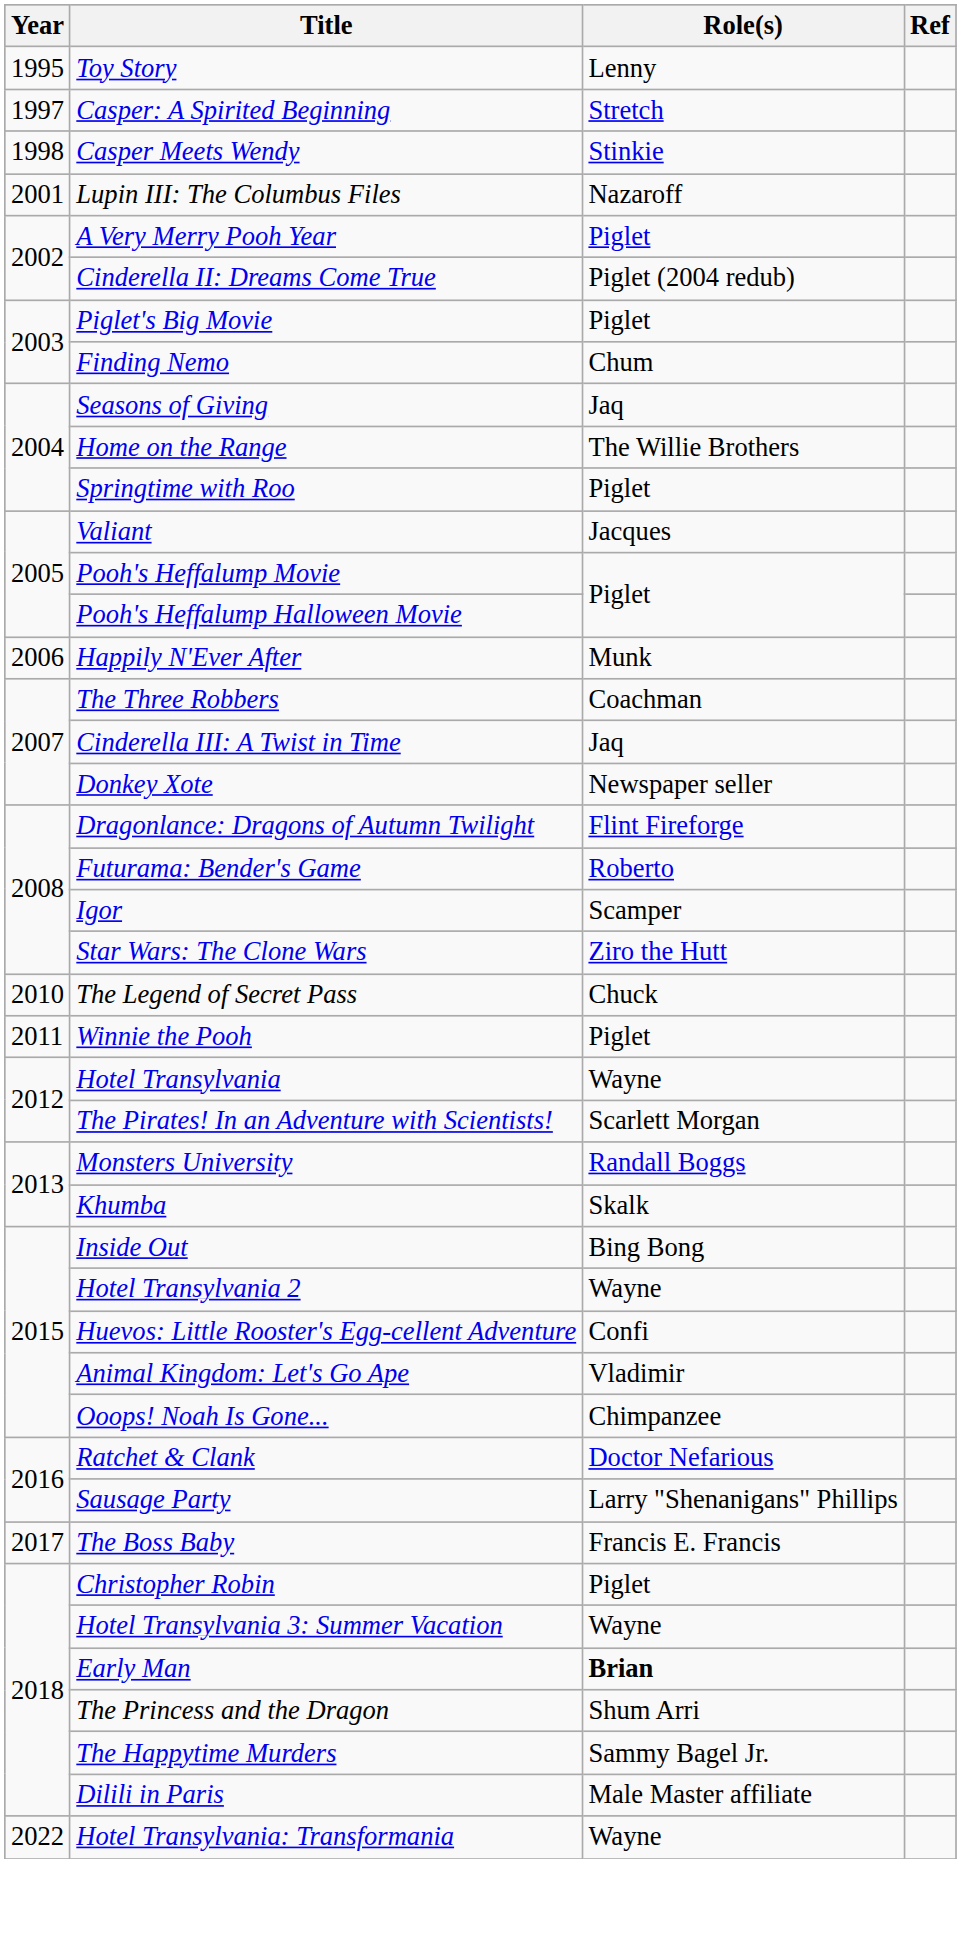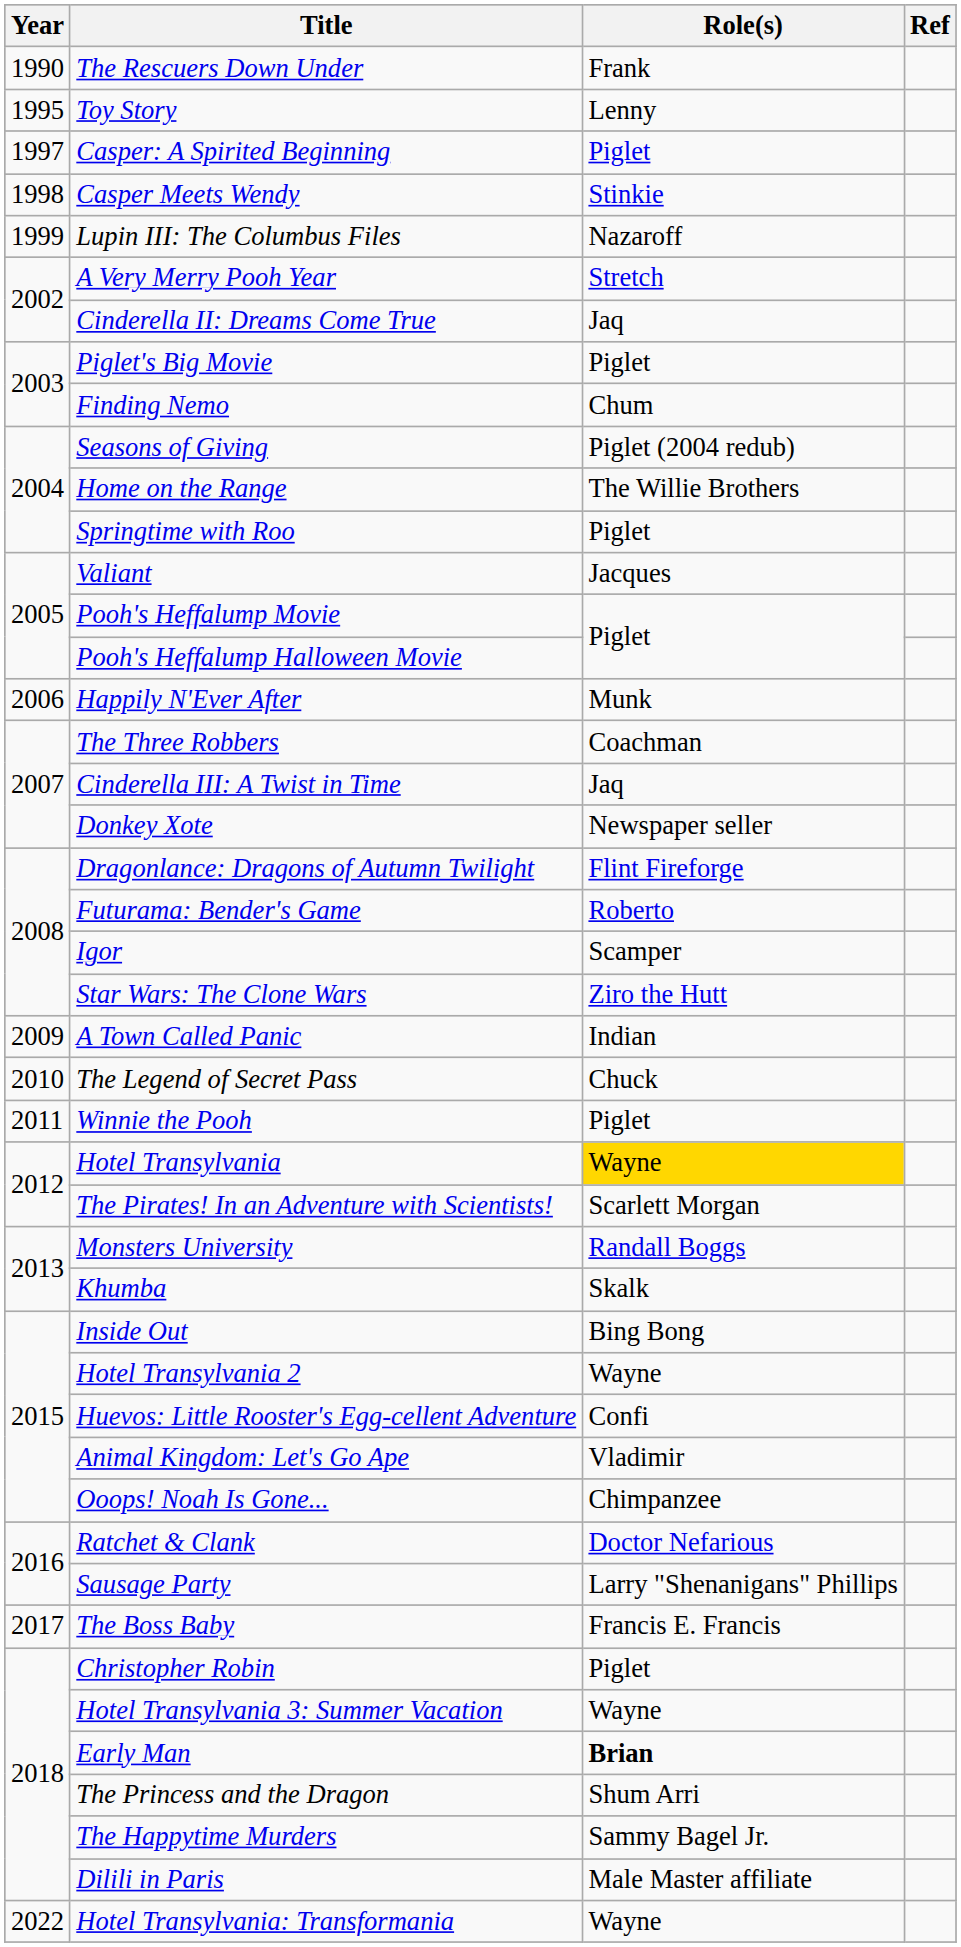+ row: (220, 67)
(626, 109) Stretch -> (619, 151) Piglet
(38, 194) 2001 -> (38, 236) 1999
(619, 236) Piglet -> (626, 278) Stretch
(692, 278) Piglet (2004 redub) -> (606, 320) Jaq
(606, 404) Jaq -> (692, 446) Piglet (2004 redub)
+ row: (189, 1036)
(625, 1078) no background -> (625, 1162) gold background
